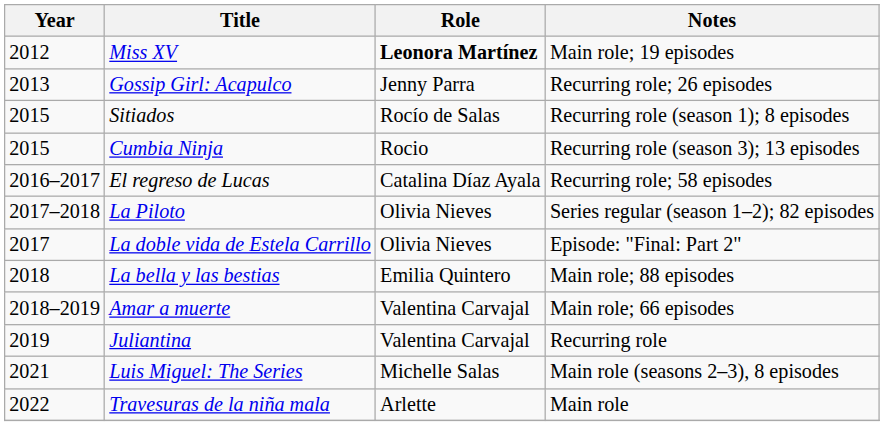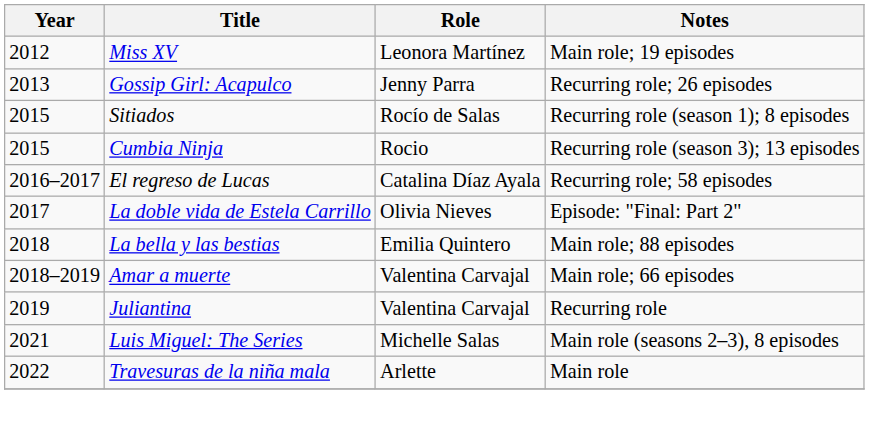(459, 52) bold -> (453, 52) normal
- row: (147, 212)
